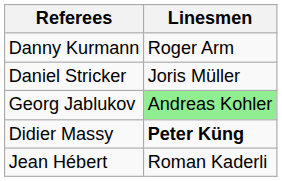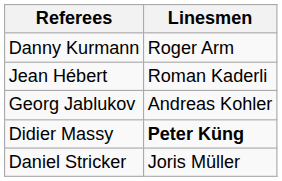rows swapped: (58, 162) <-> (68, 76)
(210, 104) lightgreen background -> (210, 104) no background
